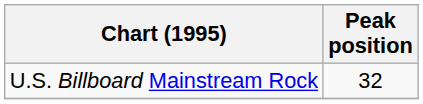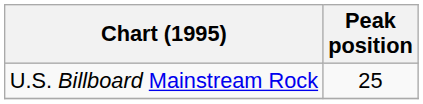(370, 80) 32 -> (370, 80) 25
